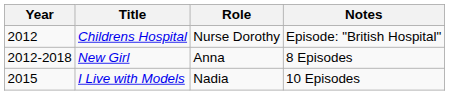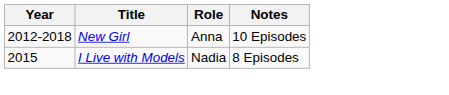- row: (133, 36)
(319, 57) 8 Episodes -> (269, 36) 10 Episodes
(323, 79) 10 Episodes -> (266, 57) 8 Episodes
